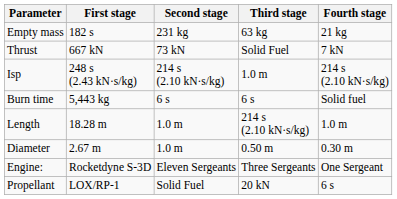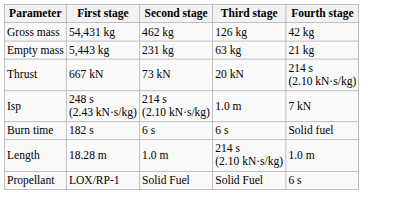+ row: (33, 31)
(81, 31) 182 s -> (89, 50) 5,443 kg
(265, 50) Solid Fuel -> (230, 74) 20 kN
(332, 50) 7 kN -> (322, 74) 214 s (2.10 kN·s/kg)
(355, 74) 214 s (2.10 kN·s/kg) -> (300, 106) 7 kN
(89, 99) 5,443 kg -> (81, 130) 182 s
- row: (28, 149)
- row: (25, 167)
(256, 185) 20 kN -> (239, 180) Solid Fuel
